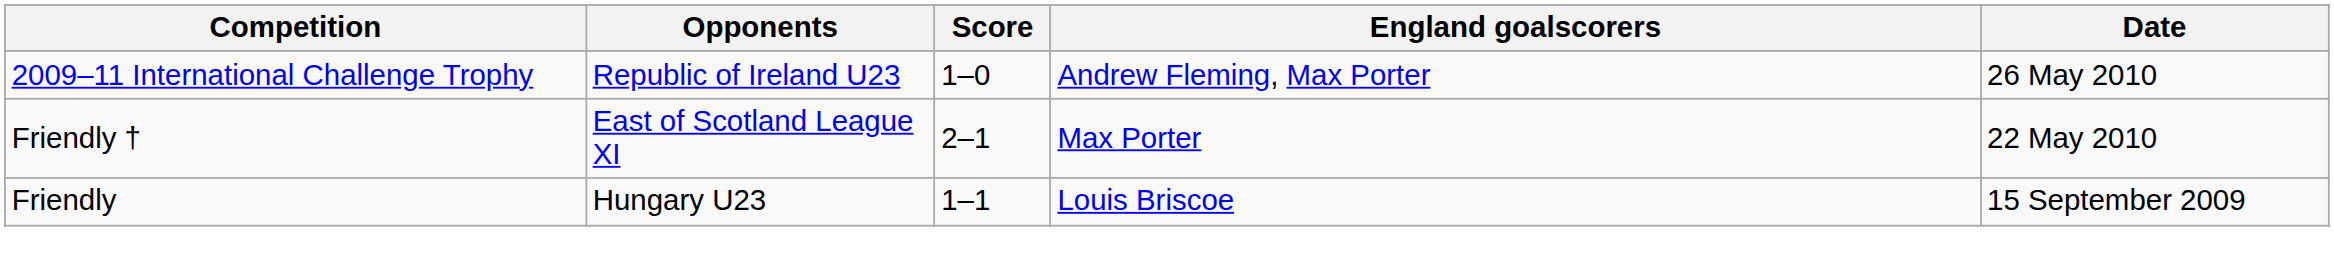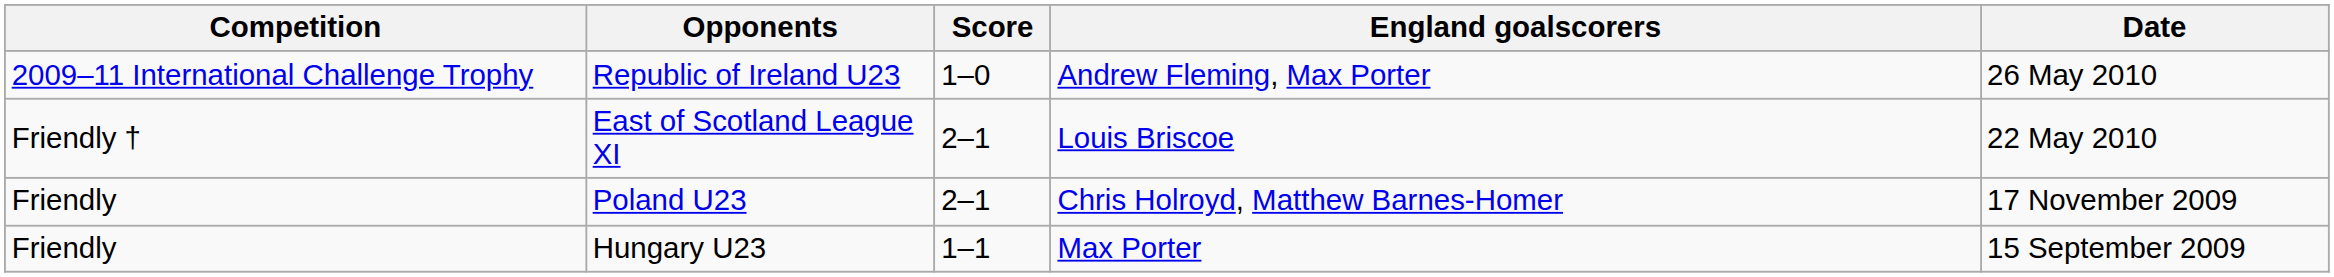(1129, 137) Max Porter -> (1146, 137) Louis Briscoe
+ row: (670, 201)
(1146, 201) Louis Briscoe -> (1129, 247) Max Porter
